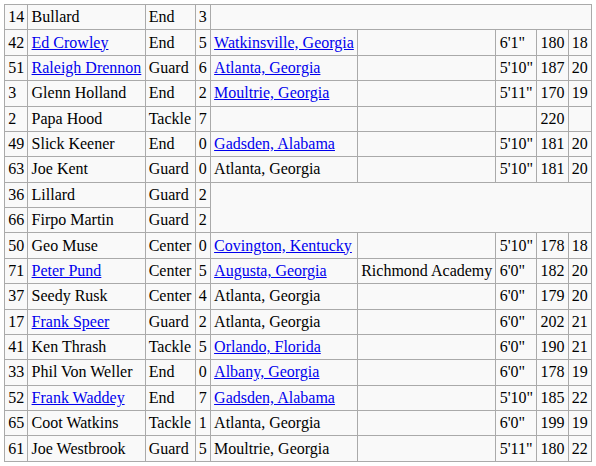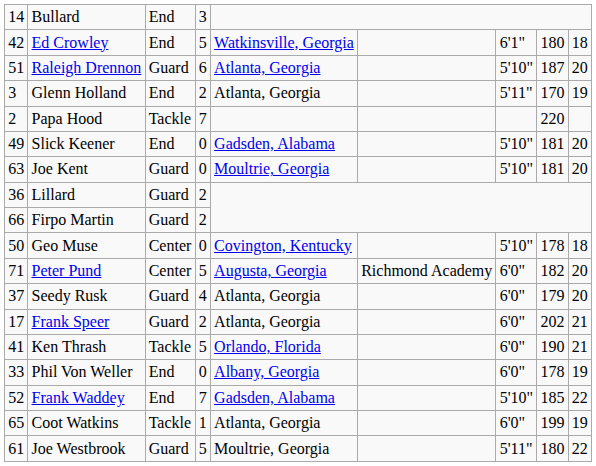(272, 93) Moultrie, Georgia -> (267, 93) Atlanta, Georgia
(267, 169) Atlanta, Georgia -> (272, 169) Moultrie, Georgia
(170, 296) Center -> (169, 296) Guard
